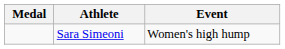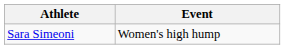- column: (29, 14)
